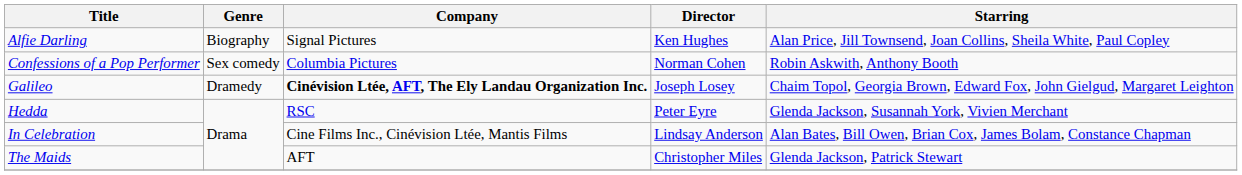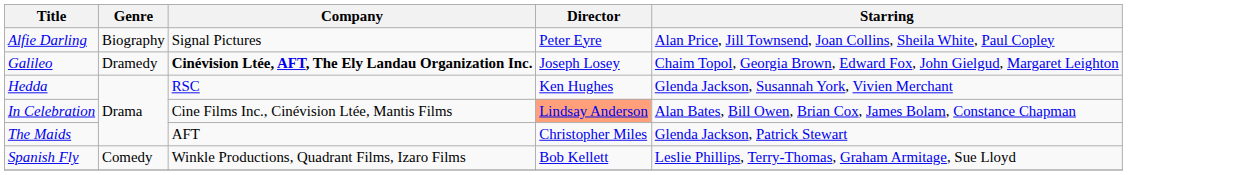(691, 39) Ken Hughes -> (570, 39) Peter Eyre
- row: (104, 63)
(685, 110) Peter Eyre -> (576, 87) Ken Hughes
(709, 134) no background -> (594, 110) lightsalmon background
+ row: (43, 157)
